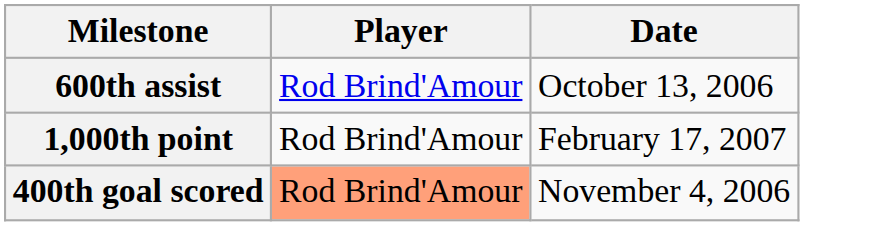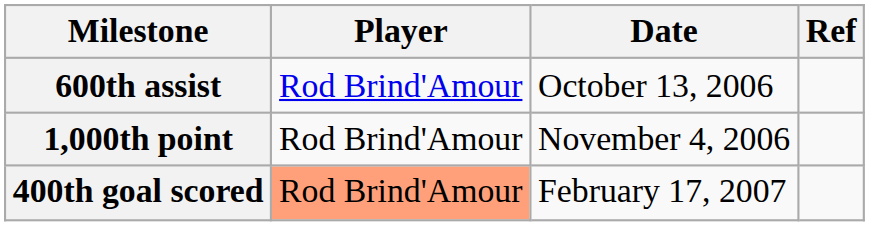+ column: (831, 31)
(662, 138) February 17, 2007 -> (664, 138) November 4, 2006
(664, 191) November 4, 2006 -> (662, 191) February 17, 2007
